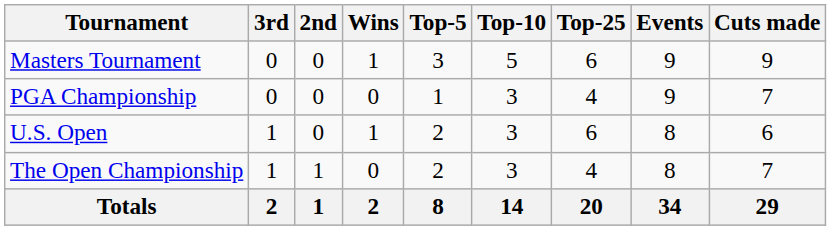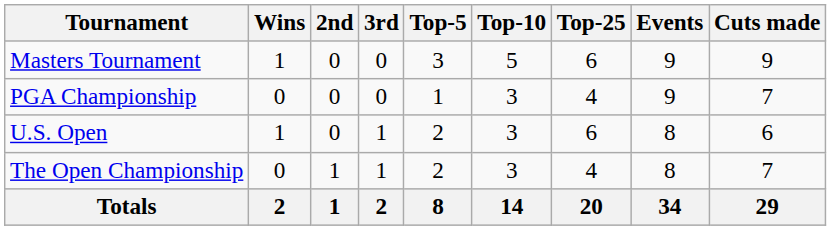columns swapped: (373, 22) <-> (271, 22)
